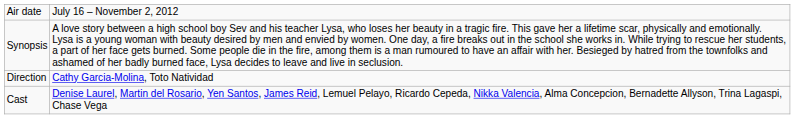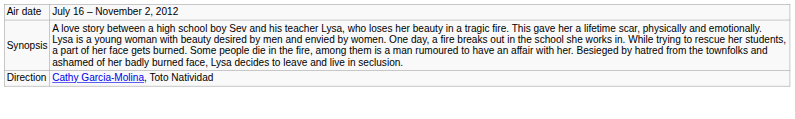- row: (17, 100)
